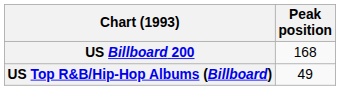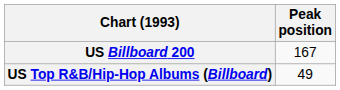(305, 52) 168 -> (305, 52) 167
